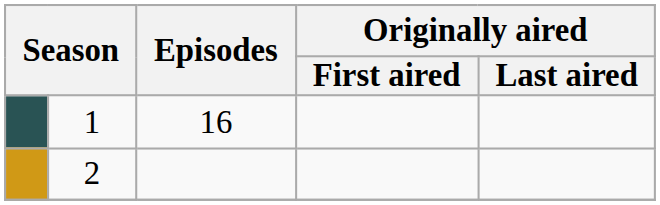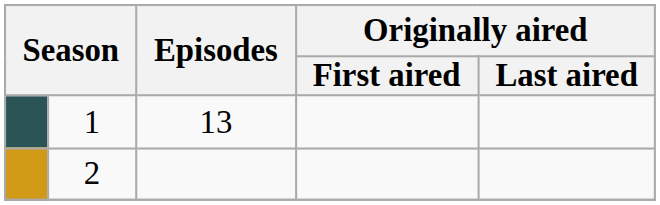(216, 121) 16 -> (216, 121) 13
